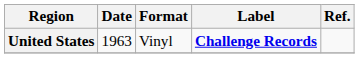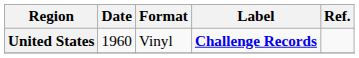(117, 40) 1963 -> (117, 40) 1960
